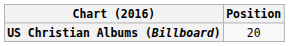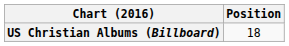(254, 32) 20 -> (254, 32) 18
